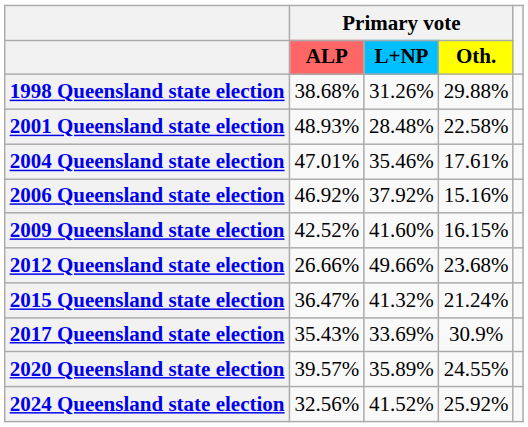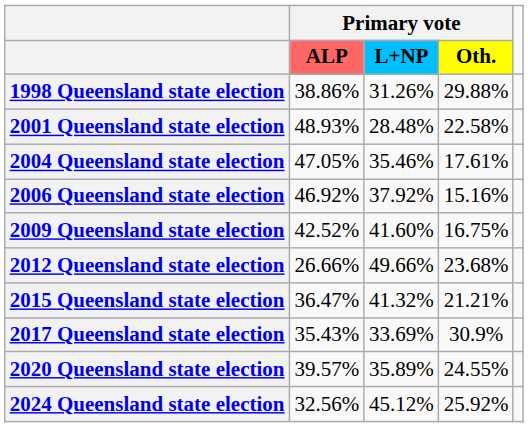(327, 91) 38.68% -> (327, 91) 38.86%
(327, 160) 47.01% -> (327, 160) 47.05%
(476, 230) 16.15% -> (476, 230) 16.75%
(476, 299) 21.24% -> (476, 299) 21.21%
(401, 403) 41.52% -> (401, 403) 45.12%
